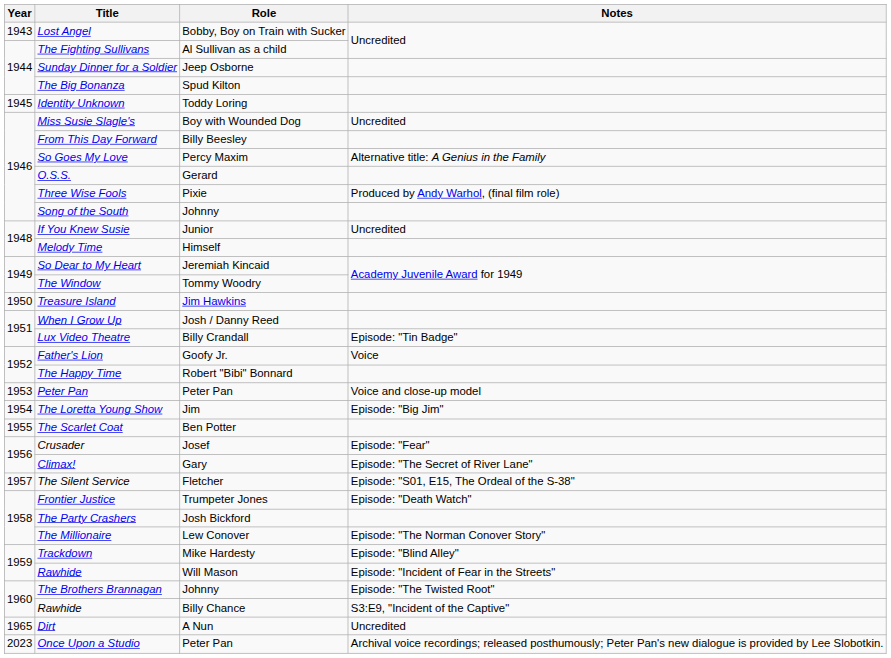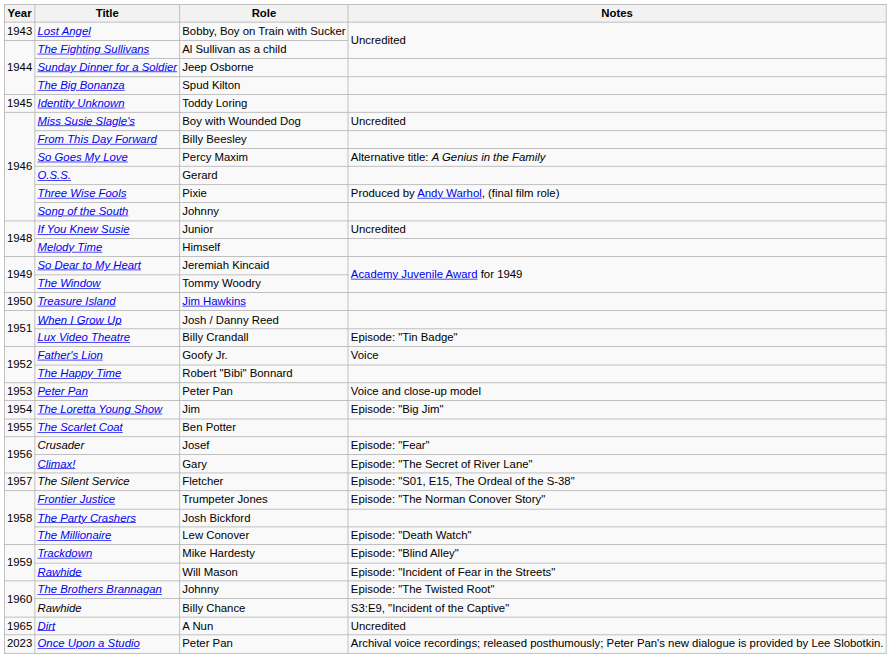(411, 499) Episode: "Death Watch" -> (448, 499) Episode: "The Norman Conover Story"
(448, 535) Episode: "The Norman Conover Story" -> (411, 535) Episode: "Death Watch"
